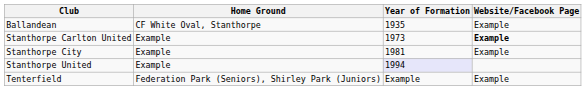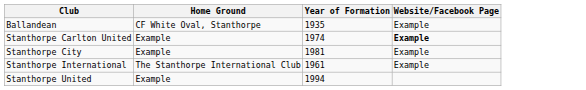(395, 38) 1973 -> (315, 38) 1974
+ row: (66, 65)
(395, 65) lavender background -> (315, 79) no background
- row: (34, 79)
